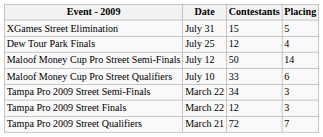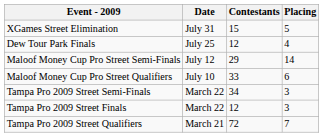(234, 60) 50 -> (234, 60) 29
